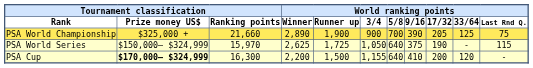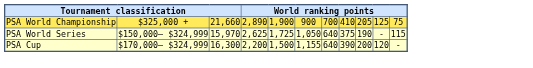- row: (61, 22)
(415, 34) 390 -> (347, 22) 410
(163, 57) bold -> (163, 45) normal
(415, 57) 410 -> (347, 45) 390
